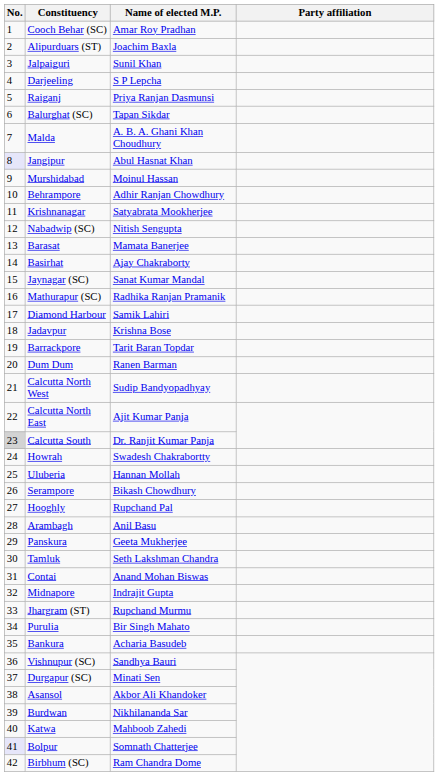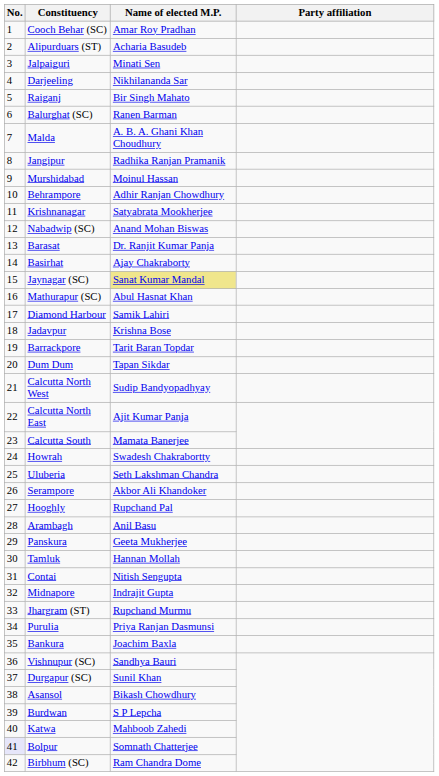(145, 47) Joachim Baxla -> (150, 47) Acharia Basudeb
(137, 64) Sunil Khan -> (137, 64) Minati Sen
(137, 81) S P Lepcha -> (150, 81) Nikhilananda Sar
(163, 98) Priya Ranjan Dasmunsi -> (151, 98) Bir Singh Mahato
(141, 115) Tapan Sikdar -> (145, 115) Ranen Barman
(9, 161) lavender background -> (9, 161) no background
(153, 161) Abul Hasnat Khan -> (169, 161) Radhika Ranjan Pramanik
(147, 229) Nitish Sengupta -> (161, 229) Anand Mohan Biswas
(151, 246) Mamata Banerjee -> (163, 246) Dr. Ranjit Kumar Panja
(159, 280) no background -> (159, 280) khaki background
(169, 297) Radhika Ranjan Pramanik -> (153, 297) Abul Hasnat Khan
(145, 365) Ranen Barman -> (141, 365) Tapan Sikdar
(12, 440) lightgrey background -> (12, 440) no background
(163, 440) Dr. Ranjit Kumar Panja -> (151, 440) Mamata Banerjee
(146, 474) Hannan Mollah -> (166, 474) Seth Lakshman Chandra
(154, 491) Bikash Chowdhury -> (160, 491) Akbor Ali Khandoker
(166, 559) Seth Lakshman Chandra -> (146, 559) Hannan Mollah
(161, 576) Anand Mohan Biswas -> (147, 576) Nitish Sengupta
(151, 627) Bir Singh Mahato -> (163, 627) Priya Ranjan Dasmunsi
(150, 644) Acharia Basudeb -> (145, 644) Joachim Baxla
(137, 678) Minati Sen -> (137, 678) Sunil Khan
(160, 695) Akbor Ali Khandoker -> (154, 695) Bikash Chowdhury
(150, 712) Nikhilananda Sar -> (137, 712) S P Lepcha
